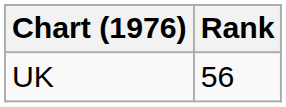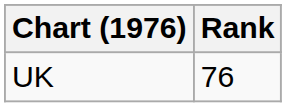(217, 76) 56 -> (217, 76) 76
